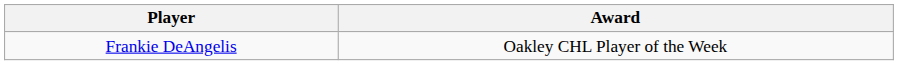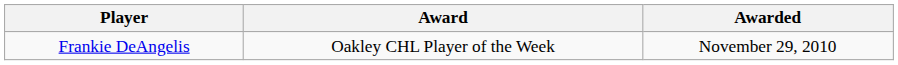+ column: (768, 18)
